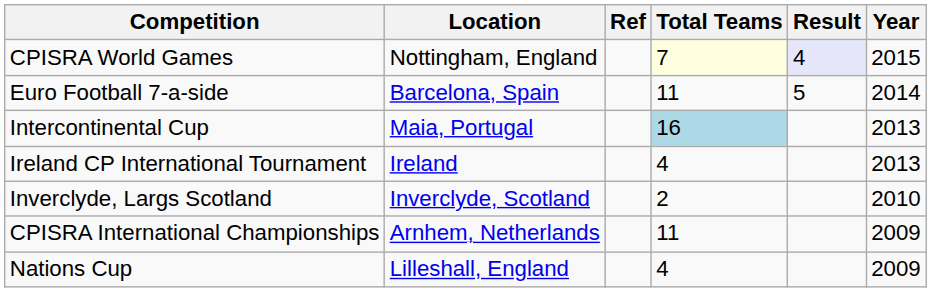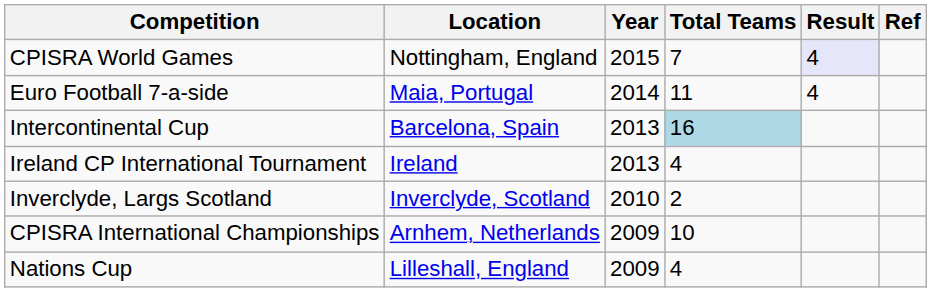columns swapped: (896, 22) <-> (628, 22)
(662, 57) lightyellow background -> (676, 57) no background
(474, 92) Barcelona, Spain -> (461, 92) Maia, Portugal
(799, 92) 5 -> (813, 92) 4
(461, 127) Maia, Portugal -> (474, 127) Barcelona, Spain
(668, 233) 11 -> (682, 233) 10
